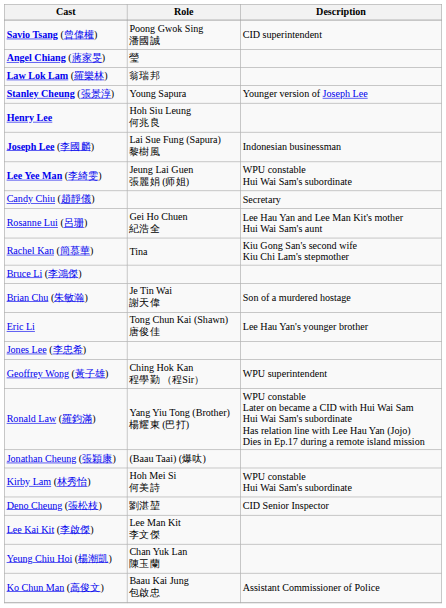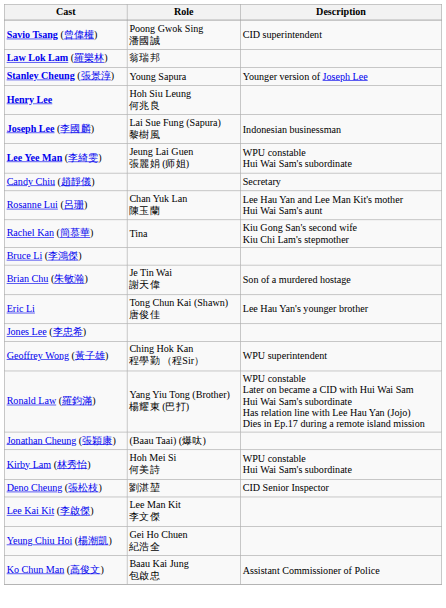- row: (56, 58)
(158, 222) Gei Ho Chuen 紀浩全 -> (158, 204) Chan Yuk Lan 陳玉蘭
(158, 558) Chan Yuk Lan 陳玉蘭 -> (158, 540) Gei Ho Chuen 紀浩全
